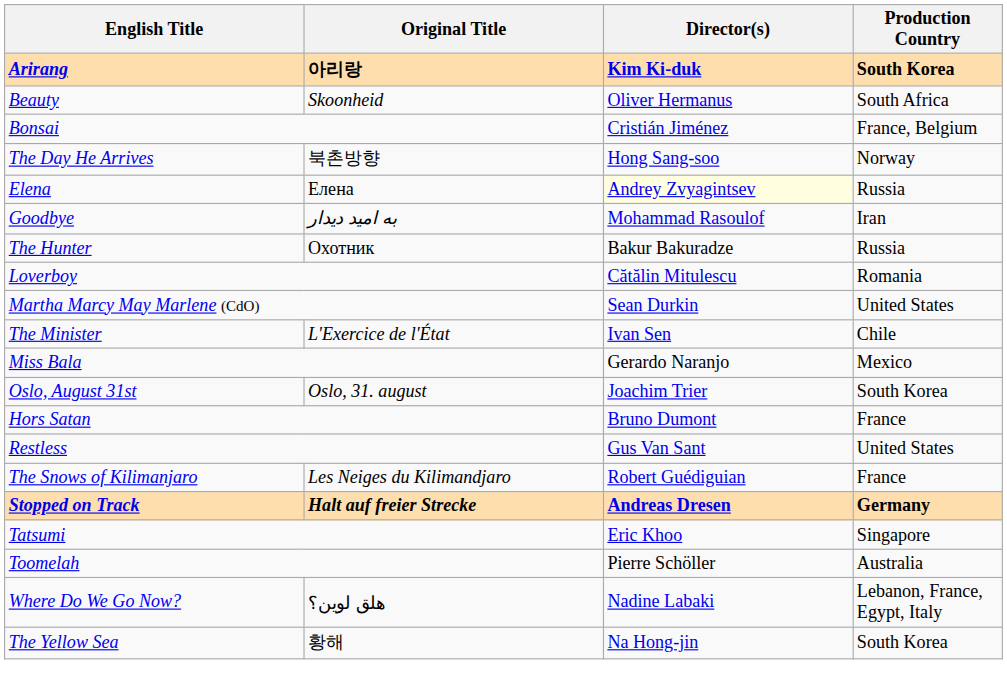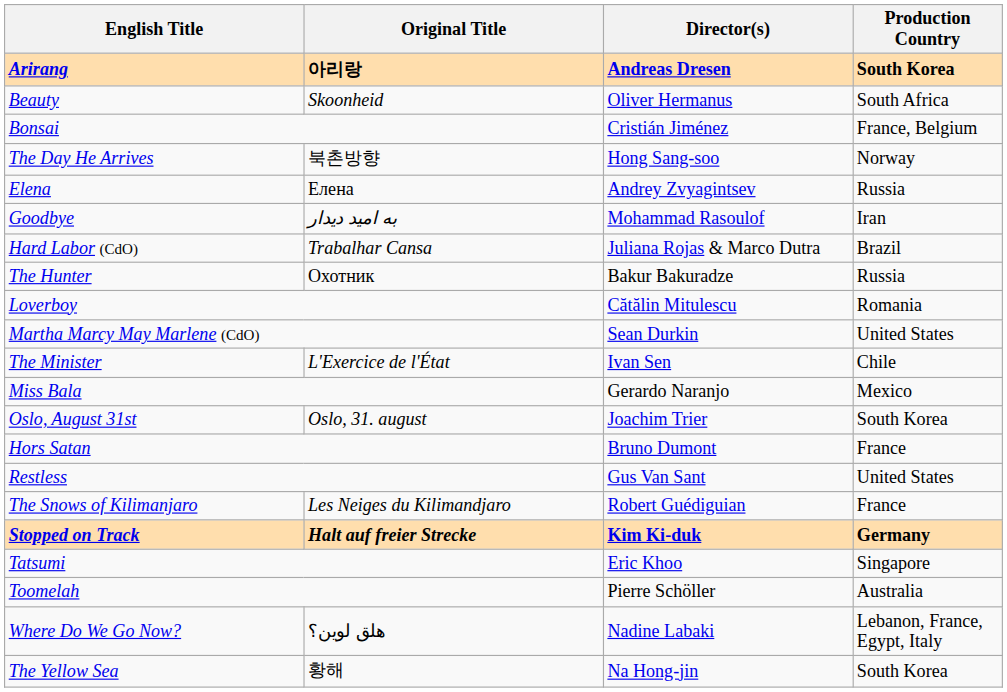(654, 69) Kim Ki-duk -> (669, 69) Andreas Dresen
(681, 189) lightyellow background -> (681, 189) no background
+ row: (73, 247)
(669, 505) Andreas Dresen -> (654, 534) Kim Ki-duk
